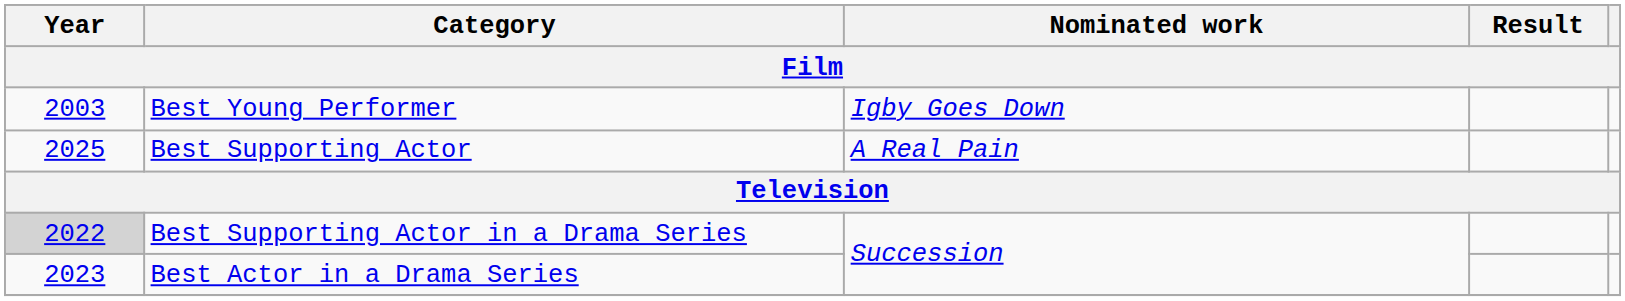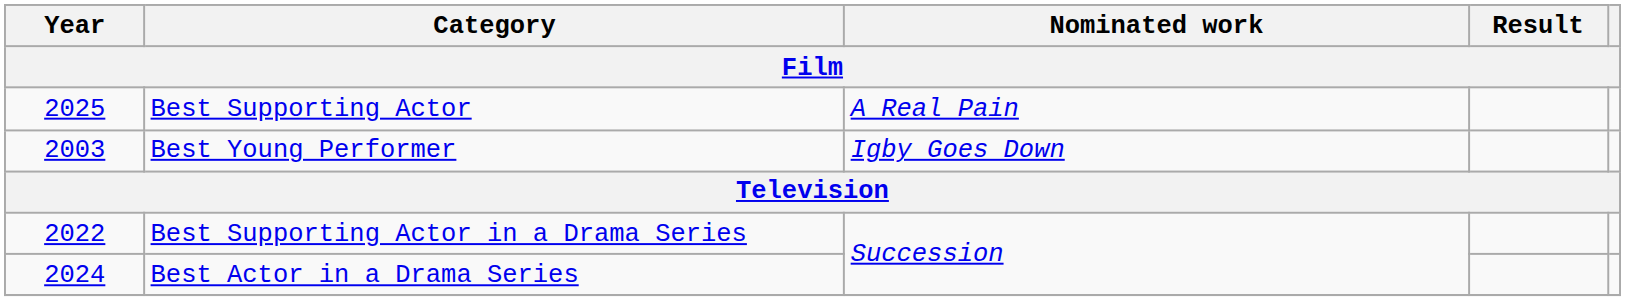rows swapped: (303, 109) <-> (311, 150)
(75, 233) lightgrey background -> (75, 233) no background
(75, 275) 2023 -> (75, 275) 2024
